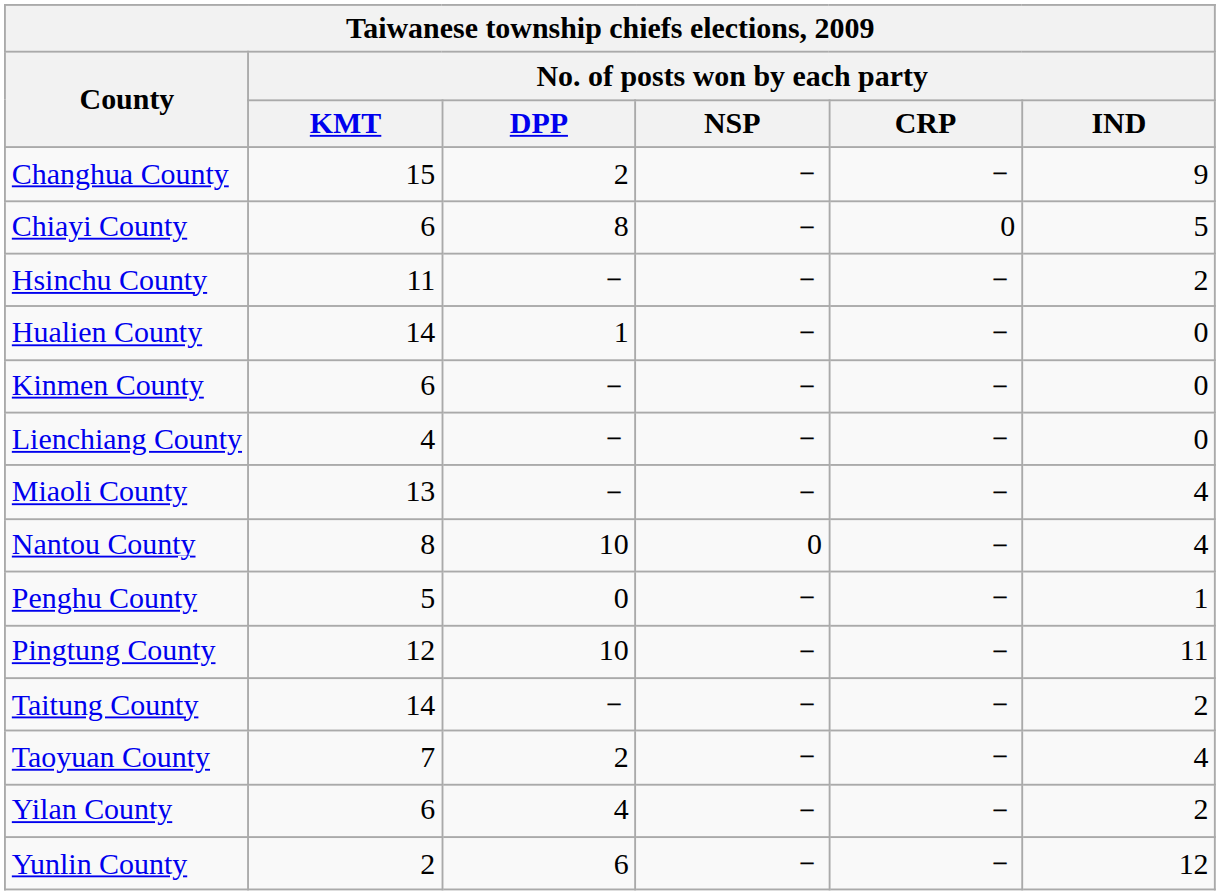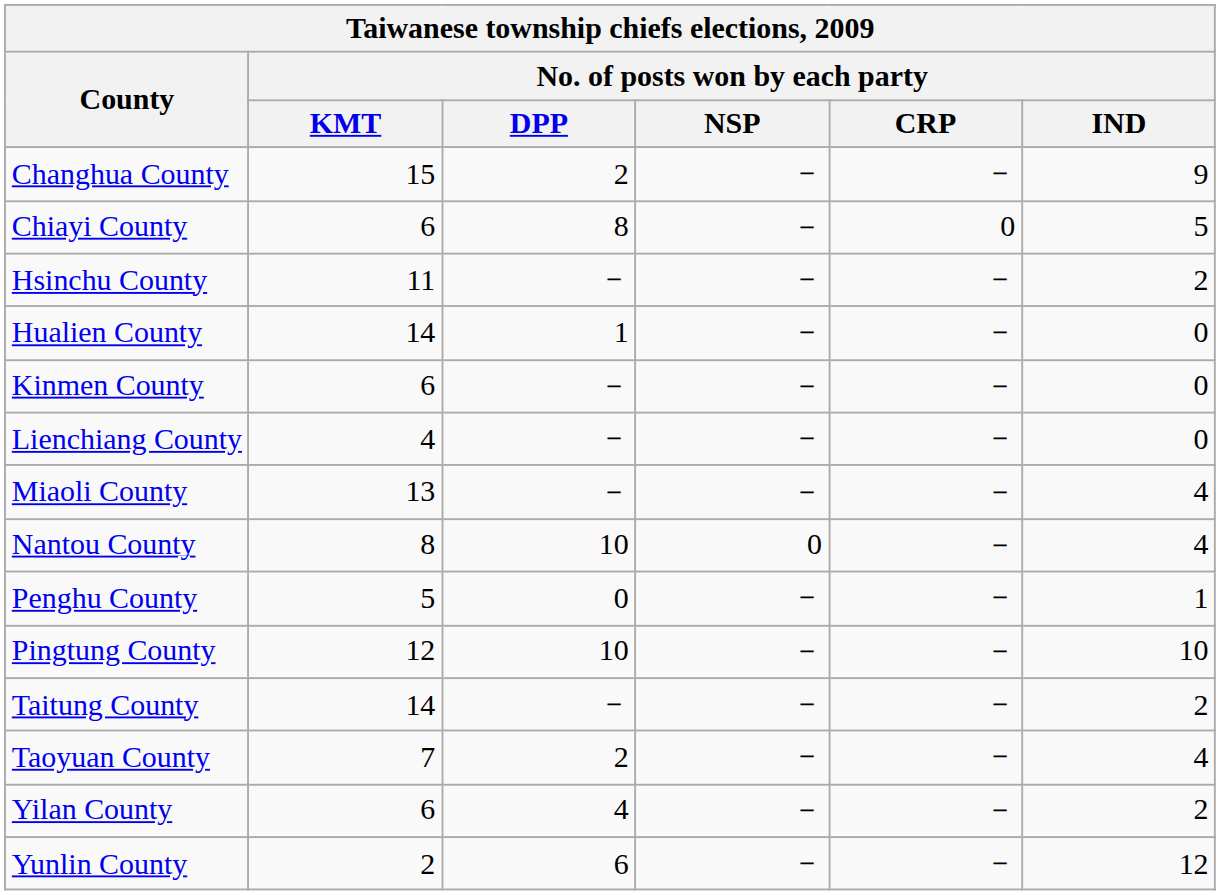(1194, 650) 11 -> (1194, 650) 10
